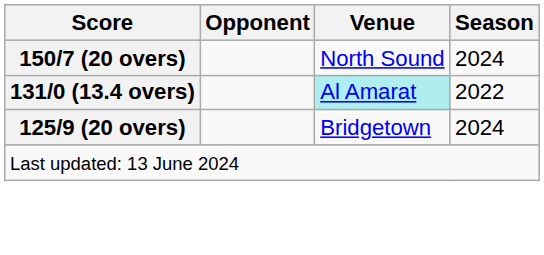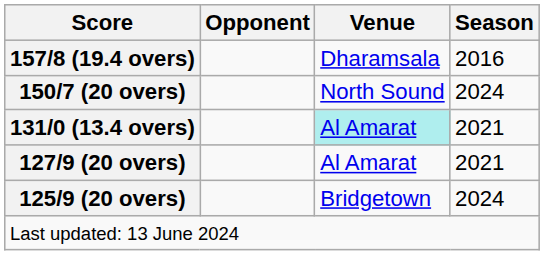+ row: (102, 58)
(480, 93) 2022 -> (480, 128) 2021
+ row: (102, 163)
